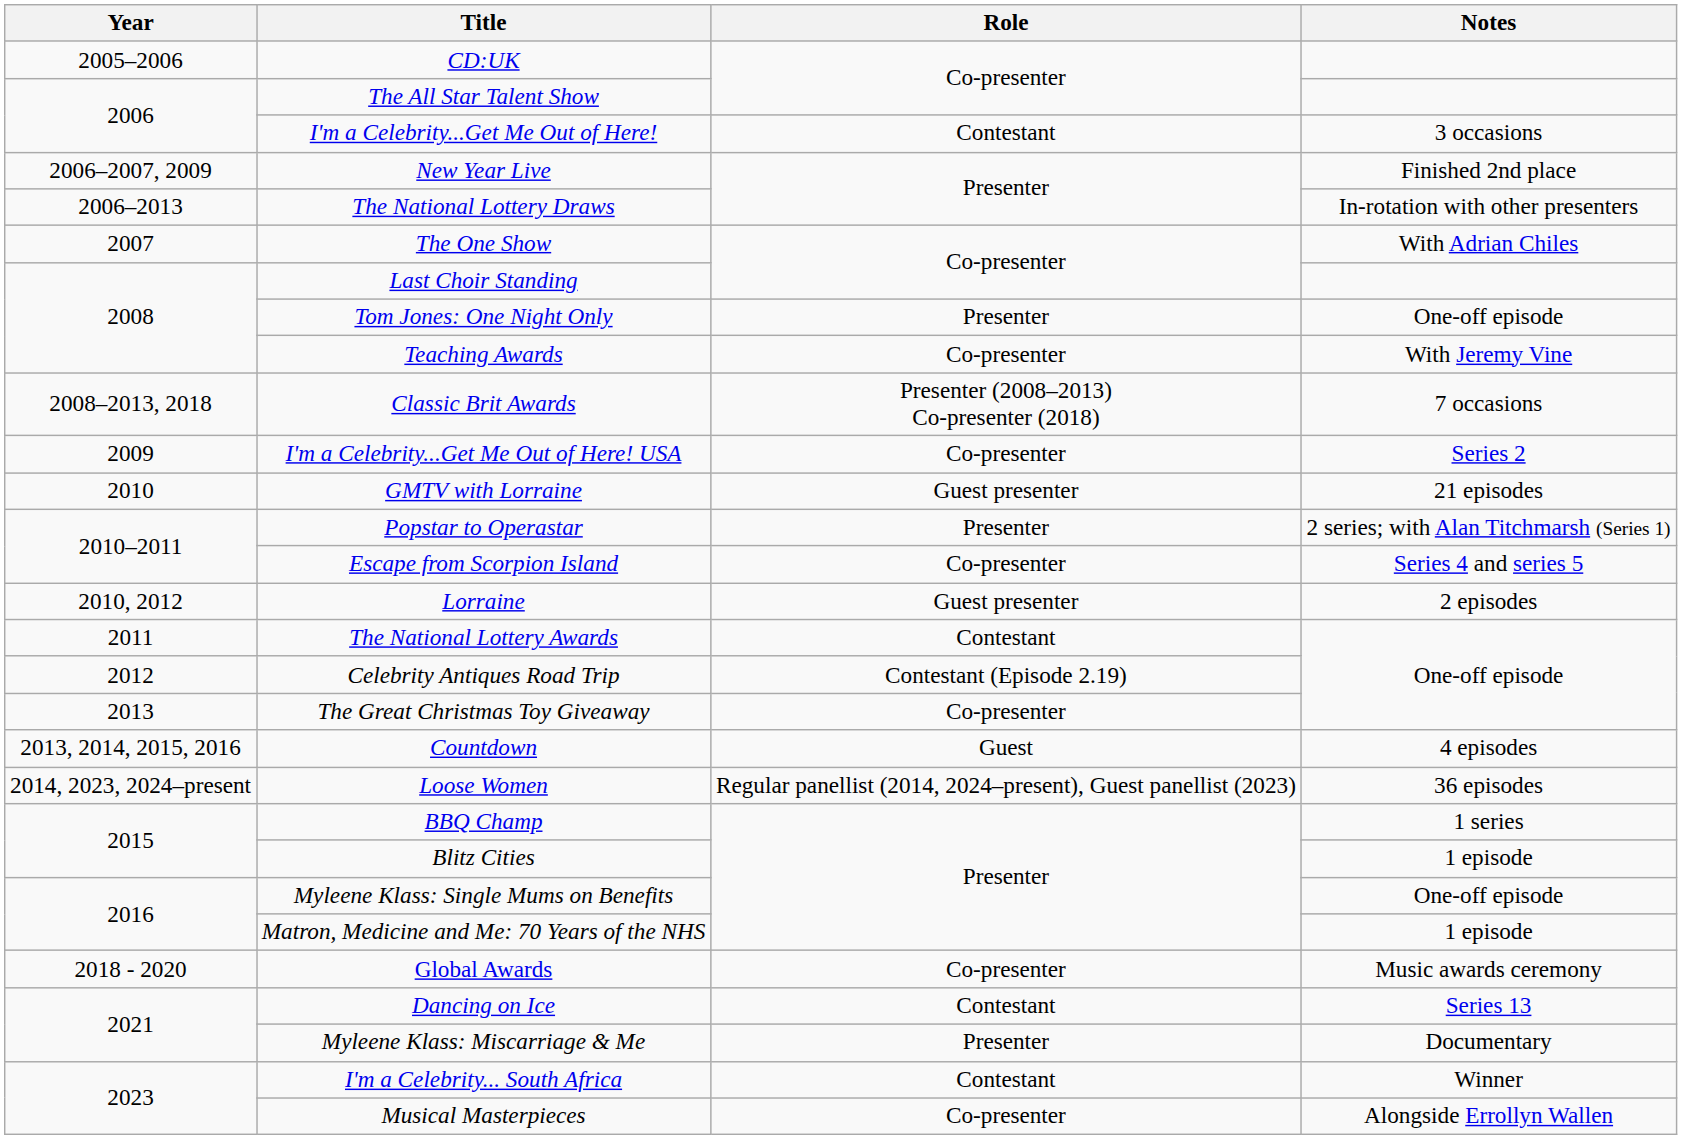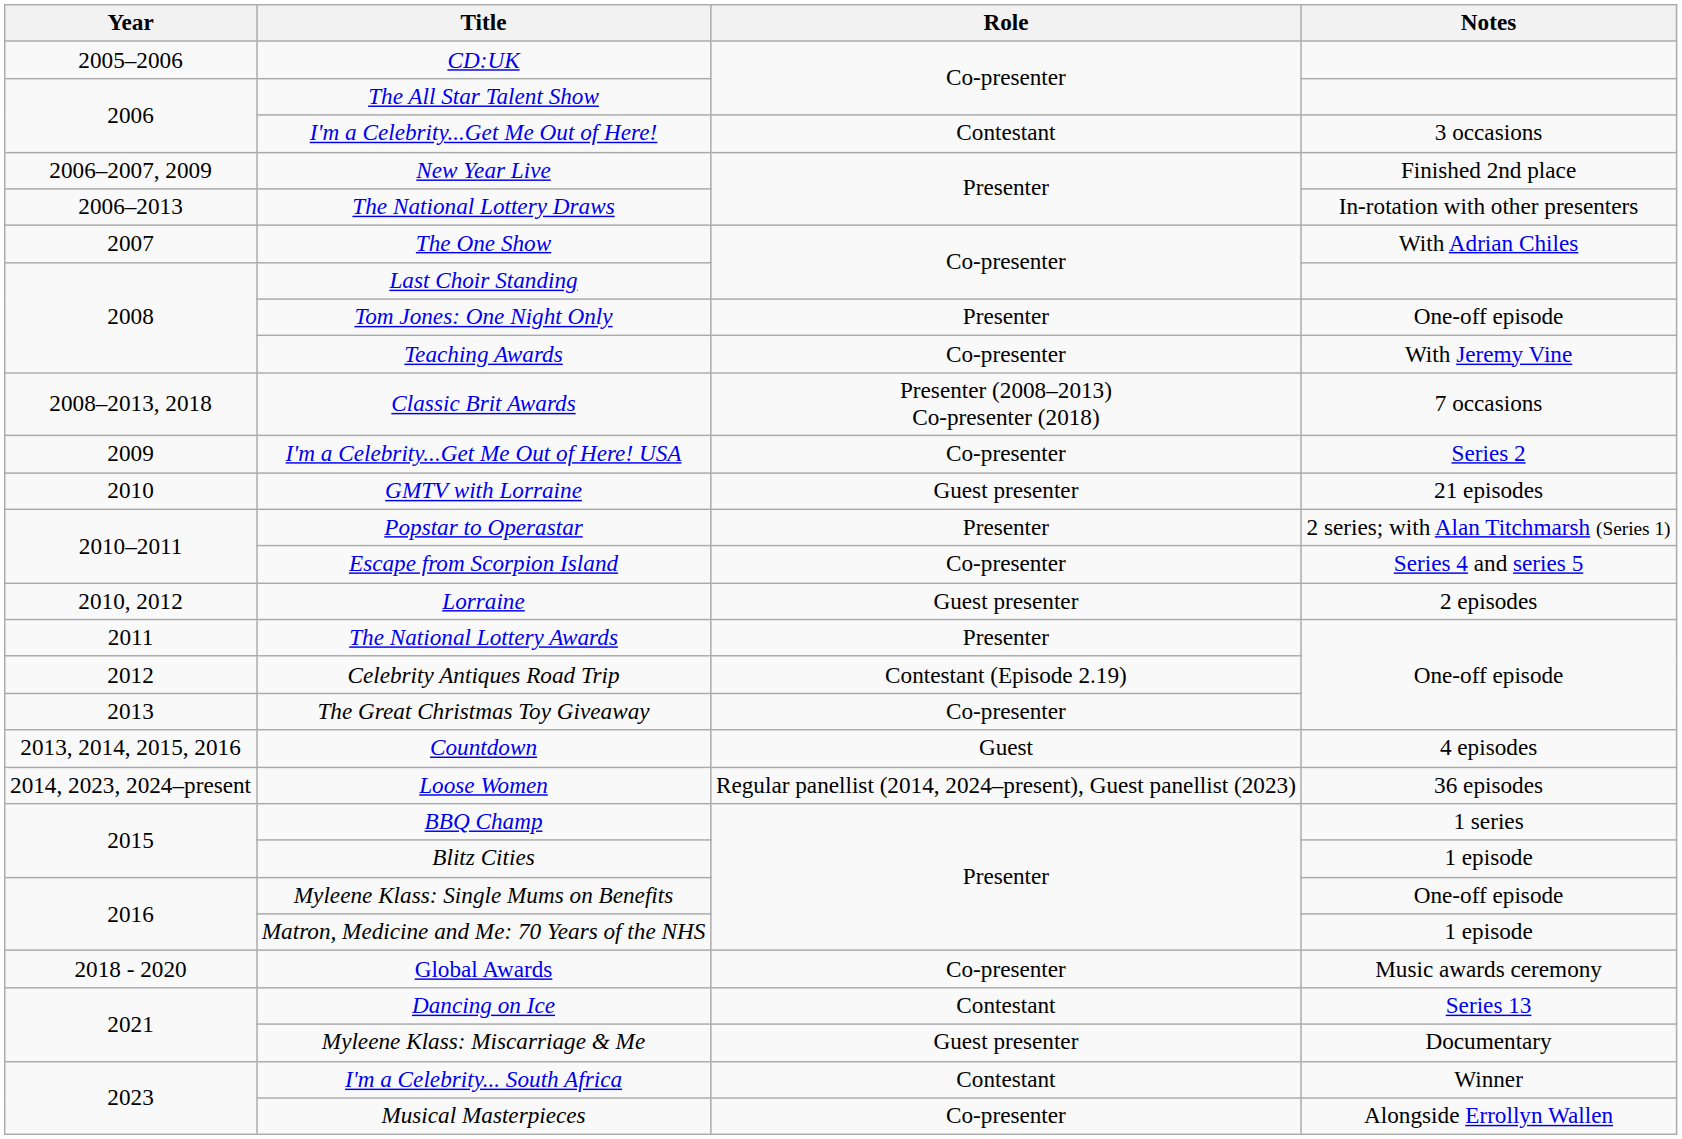(1006, 637) Contestant -> (1006, 637) Presenter
(1006, 1042) Presenter -> (1006, 1042) Guest presenter
